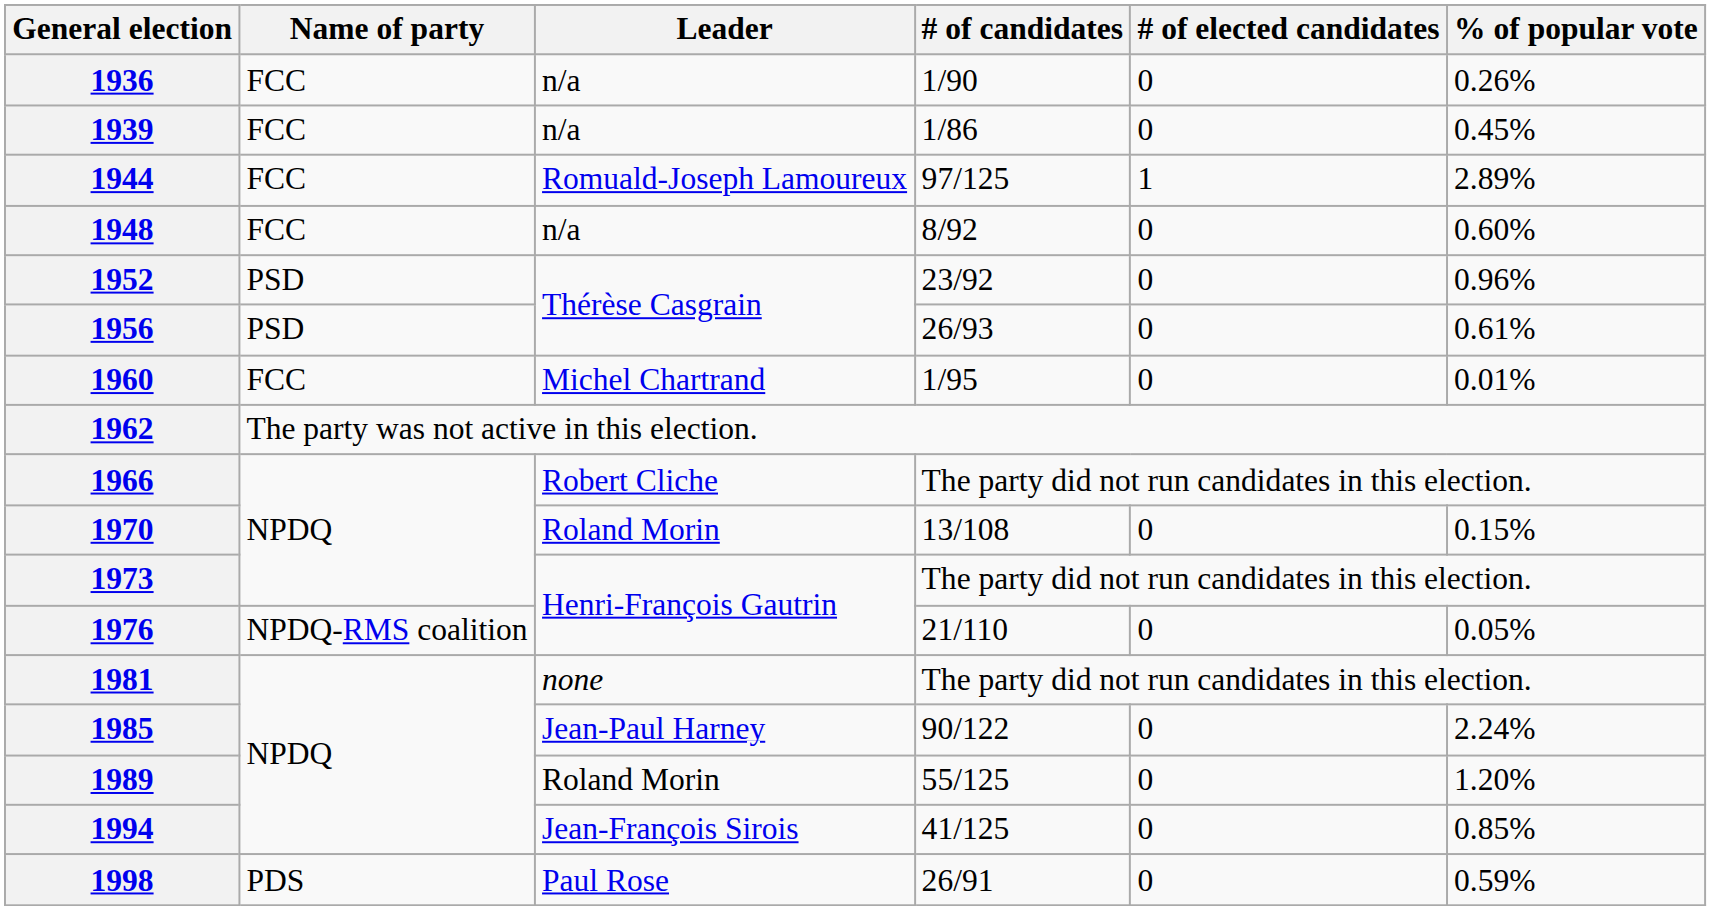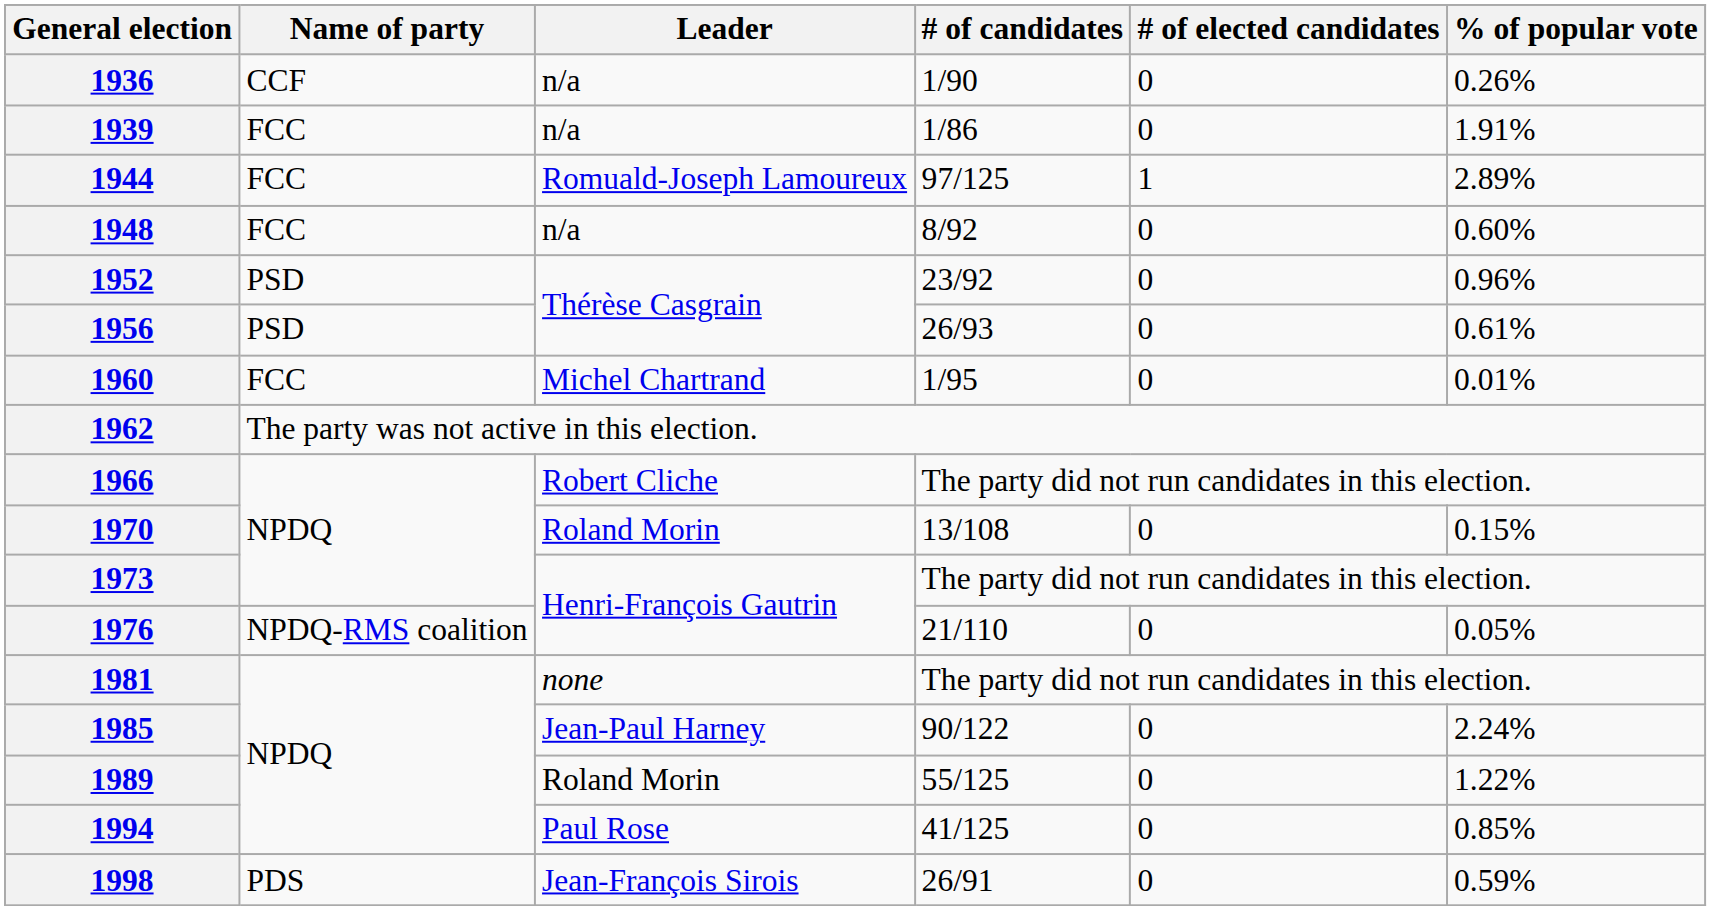(276, 79) FCC -> (276, 79) CCF
(1495, 129) 0.45% -> (1495, 129) 1.91%
(1495, 779) 1.20% -> (1495, 779) 1.22%
(670, 829) Jean-François Sirois -> (606, 829) Paul Rose
(606, 879) Paul Rose -> (670, 879) Jean-François Sirois
